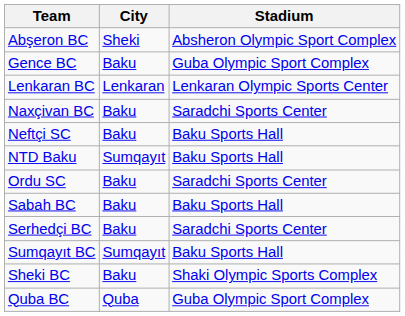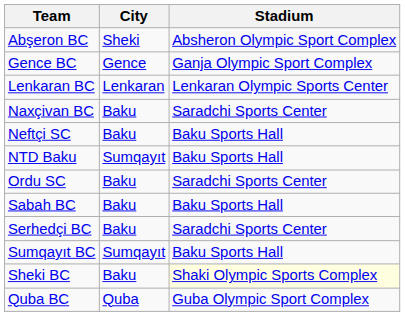(119, 63) Baku -> (124, 63) Gence
(271, 63) Guba Olympic Sport Complex -> (272, 63) Ganja Olympic Sport Complex
(275, 275) no background -> (275, 275) lightyellow background
